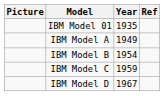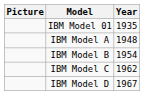- column: (149, 12)
(127, 40) 1949 -> (127, 40) 1948
(127, 69) 1959 -> (127, 69) 1962
